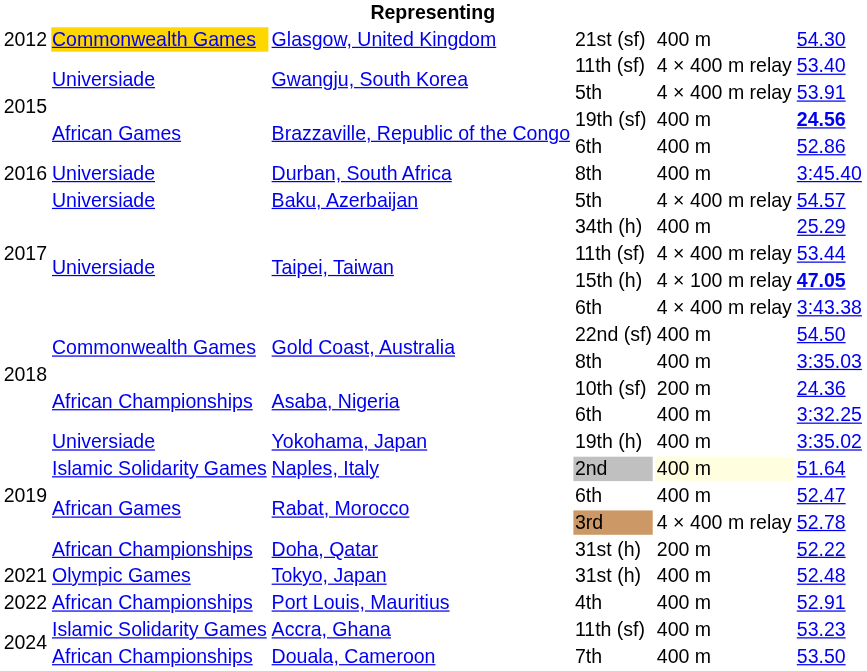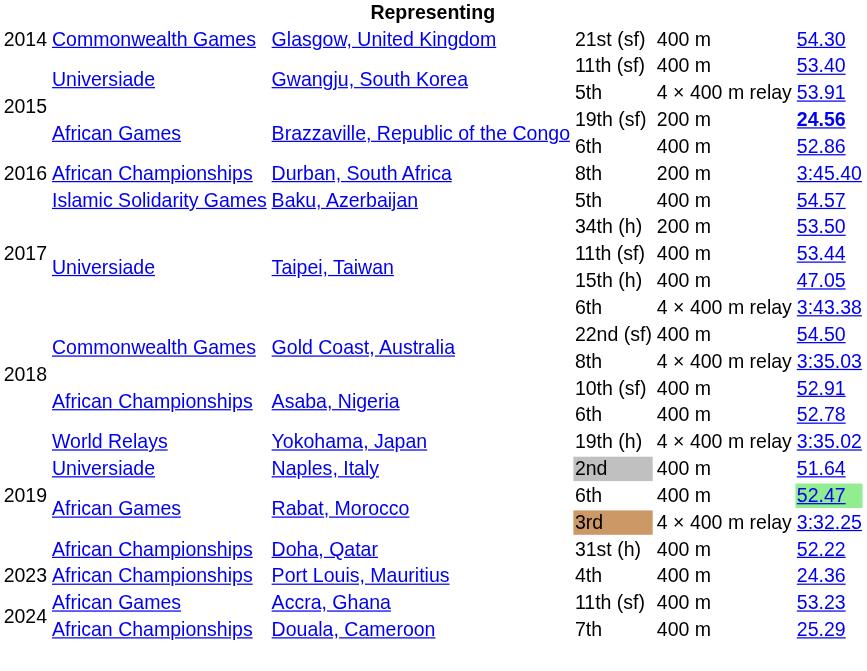(25, 39) 2012 -> (25, 39) 2014
(154, 39) gold background -> (154, 39) no background
(724, 66) 4 × 400 m relay -> (684, 66) 400 m
(684, 119) 400 m -> (684, 119) 200 m
(103, 173) Universiade -> (152, 173) African Championships
(684, 173) 400 m -> (684, 173) 200 m
(103, 200) Universiade -> (159, 200) Islamic Solidarity Games
(724, 200) 4 × 400 m relay -> (684, 200) 400 m
(684, 227) 400 m -> (684, 227) 200 m
(821, 227) 25.29 -> (821, 227) 53.50
(724, 254) 4 × 400 m relay -> (684, 254) 400 m
(724, 280) 4 × 100 m relay -> (684, 280) 400 m
(821, 280) bold -> (821, 280) normal
(684, 361) 400 m -> (724, 361) 4 × 400 m relay
(684, 388) 200 m -> (684, 388) 400 m
(821, 388) 24.36 -> (821, 388) 52.91
(829, 415) 3:32.25 -> (821, 415) 52.78
(103, 441) Universiade -> (110, 441) World Relays
(684, 441) 400 m -> (724, 441) 4 × 400 m relay
(159, 468) Islamic Solidarity Games -> (103, 468) Universiade
(684, 468) lightyellow background -> (684, 468) no background
(821, 495) no background -> (821, 495) lightgreen background
(821, 522) 52.78 -> (829, 522) 3:32.25
(684, 549) 200 m -> (684, 549) 400 m
- row: (329, 576)
(25, 603) 2022 -> (25, 576) 2023
(821, 603) 52.91 -> (821, 576) 24.36
(159, 629) Islamic Solidarity Games -> (117, 603) African Games
(821, 656) 53.50 -> (821, 629) 25.29
